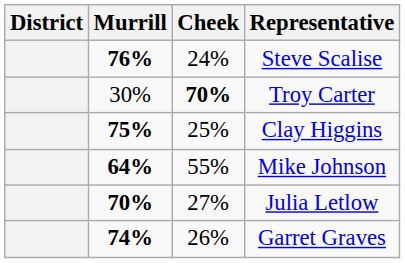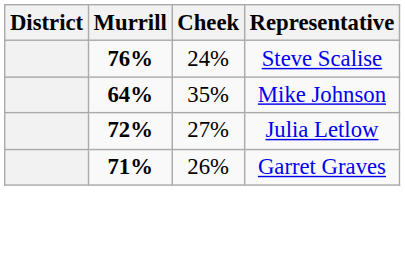- row: (322, 94)
- row: (322, 130)
(208, 166) 55% -> (208, 94) 35%
(130, 202) 70% -> (130, 130) 72%
(130, 238) 74% -> (130, 166) 71%
